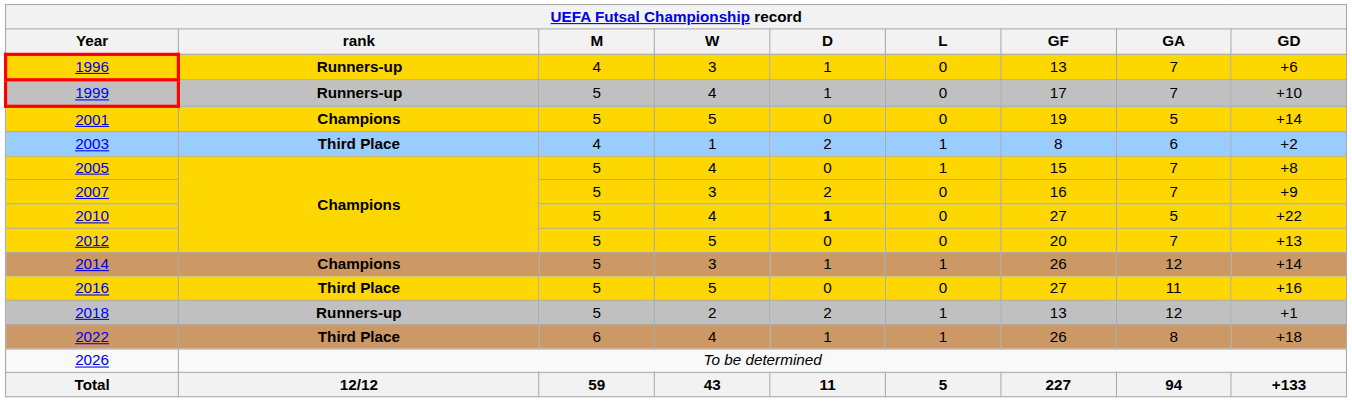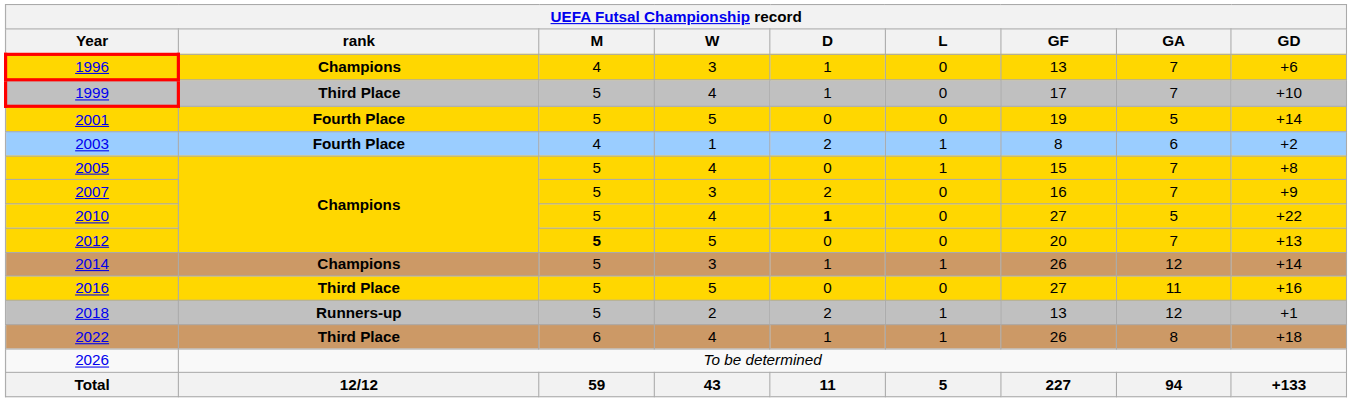(359, 67) Runners-up -> (359, 67) Champions
(359, 94) Runners-up -> (359, 94) Third Place
(359, 119) Champions -> (359, 119) Fourth Place
(359, 144) Third Place -> (359, 144) Fourth Place
(597, 240) normal -> (597, 240) bold
